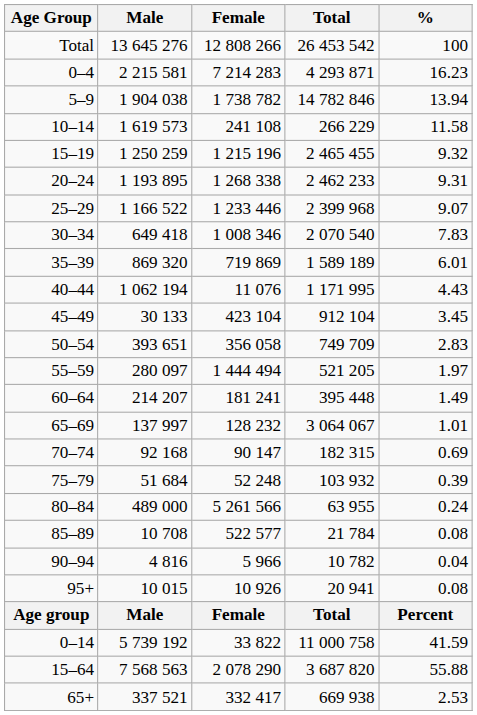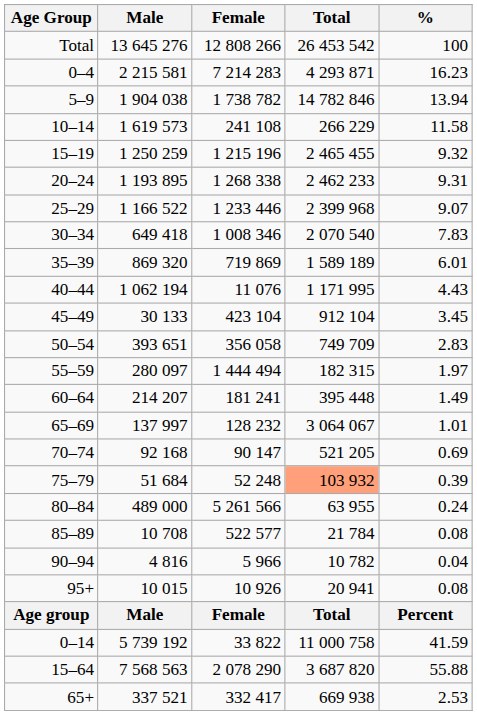(347, 371) 521 205 -> (347, 371) 182 315
(347, 452) 182 315 -> (347, 452) 521 205
(347, 479) no background -> (347, 479) lightsalmon background
